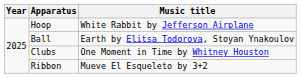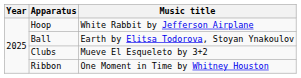(175, 53) One Moment in Time by Whitney Houston -> (144, 53) Mueve El Esqueleto by 3+2
(144, 66) Mueve El Esqueleto by 3+2 -> (175, 66) One Moment in Time by Whitney Houston
